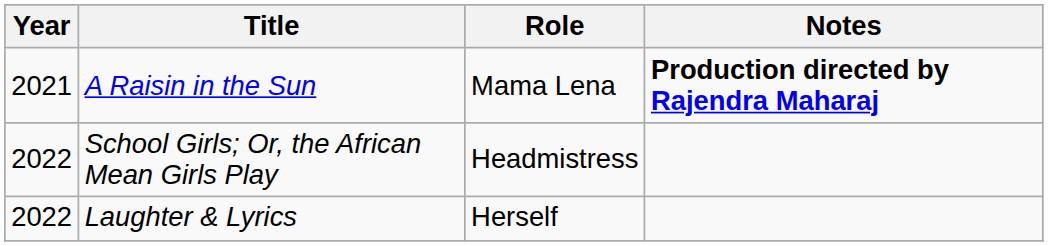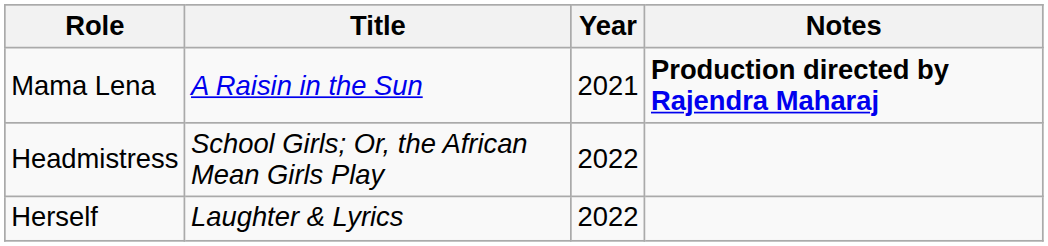columns swapped: (42, 26) <-> (555, 26)
